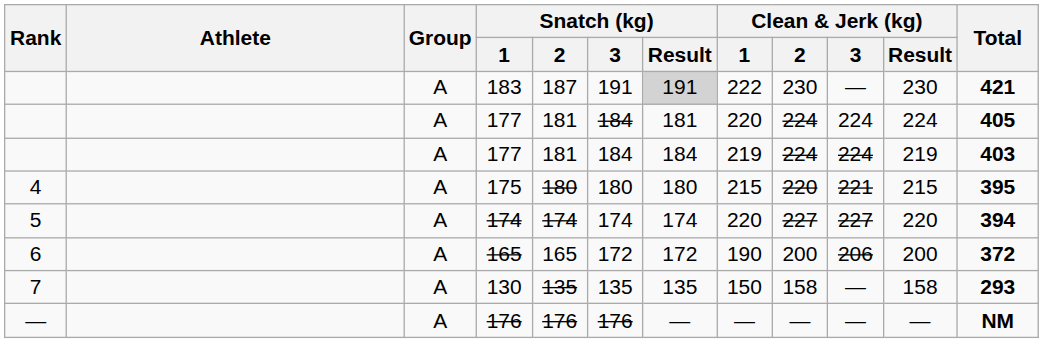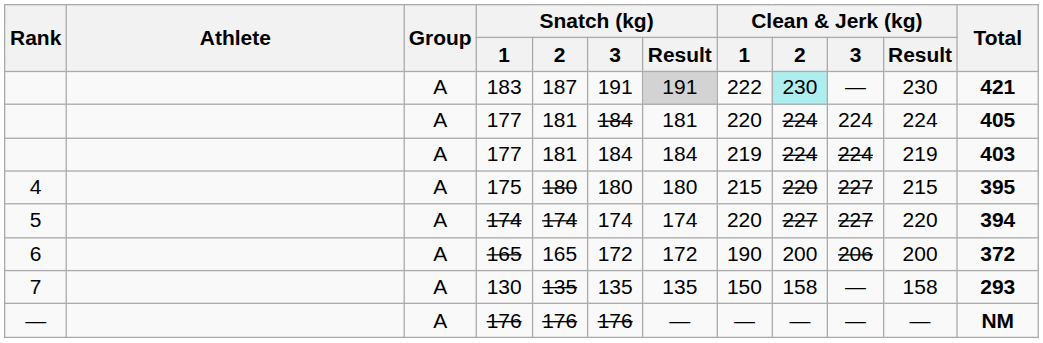(800, 87) no background -> (800, 87) paleturquoise background
(855, 187) 221 -> (855, 187) 227
